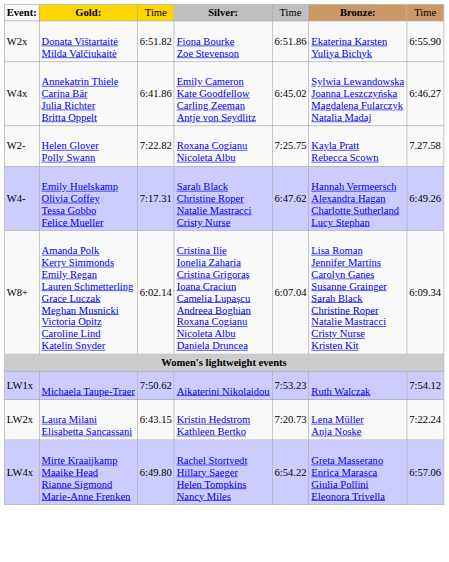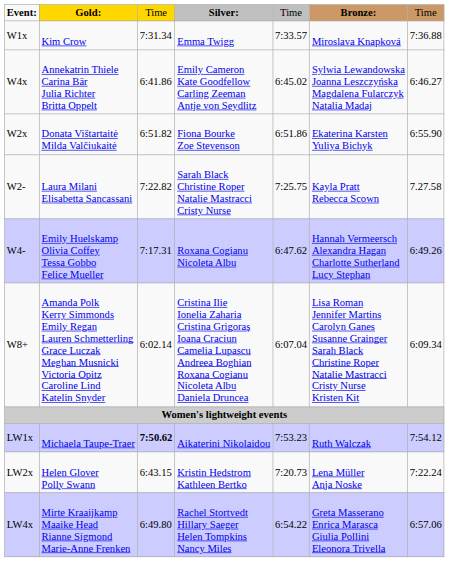+ row: (17, 35)
rows swapped: (17, 41) <-> (17, 93)
(70, 152) Helen Glover Polly Swann -> (87, 192) Laura Milani Elisabetta Sancassani
(212, 152) Roxana Cogianu Nicoleta Albu -> (215, 192) Sarah Black Christine Roper Natalie Mastracci Cristy Nurse
(214, 204) Sarah Black Christine Roper Natalie Mastracci Cristy Nurse -> (213, 256) Roxana Cogianu Nicoleta Albu
(156, 385) normal -> (156, 437) bold
(87, 426) Laura Milani Elisabetta Sancassani -> (70, 478) Helen Glover Polly Swann
